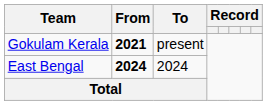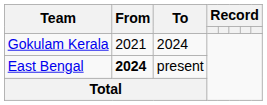(131, 44) bold -> (131, 44) normal
(180, 44) present -> (172, 44) 2024
(172, 66) 2024 -> (180, 66) present
